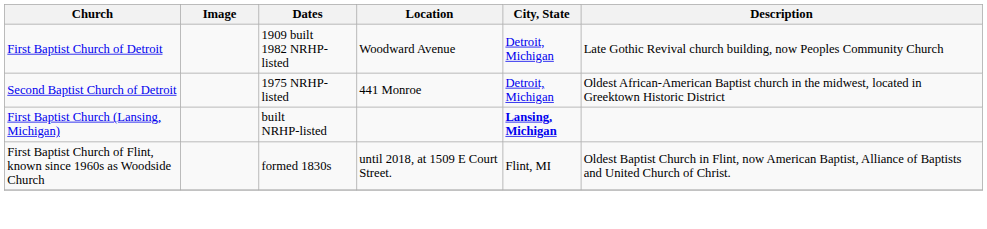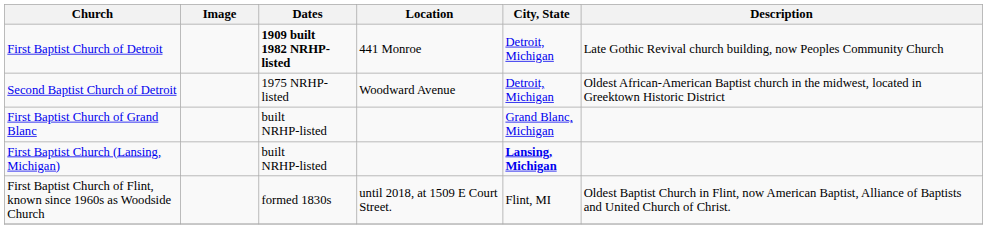(295, 48) normal -> (296, 48) bold
(407, 48) Woodward Avenue -> (390, 48) 441 Monroe
(390, 90) 441 Monroe -> (407, 90) Woodward Avenue
+ row: (83, 124)
